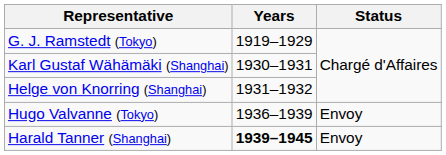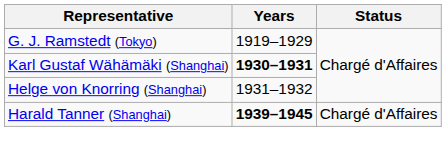(274, 65) normal -> (274, 65) bold
- row: (83, 114)
(341, 138) Envoy -> (379, 114) Chargé d'Affaires
